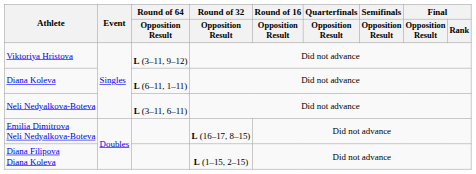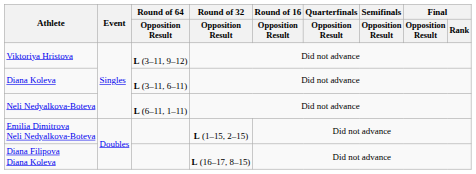(160, 86) L (6–11, 1–11) -> (160, 86) L (3–11, 6–11)
(160, 111) L (3–11, 6–11) -> (160, 111) L (6–11, 1–11)
(221, 137) L (16–17, 8–15) -> (221, 137) L (1–15, 2–15)
(221, 162) L (1–15, 2–15) -> (221, 162) L (16–17, 8–15)
